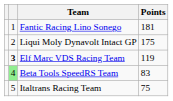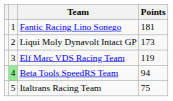(148, 42) 175 -> (148, 42) 173
(13, 58) bold -> (13, 58) normal
(145, 73) 83 -> (145, 73) 94
